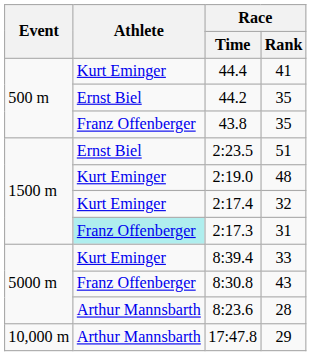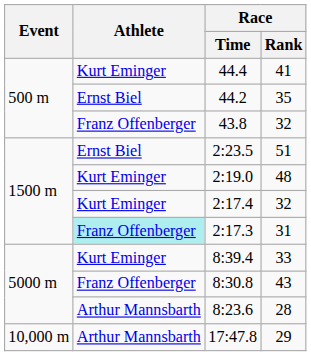(284, 124) 35 -> (284, 124) 32
